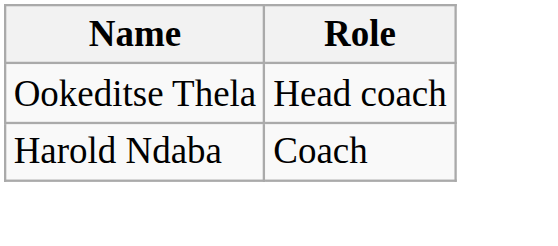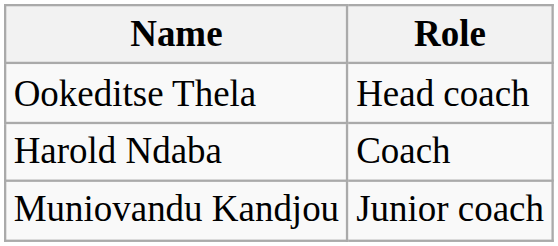+ row: (176, 209)
